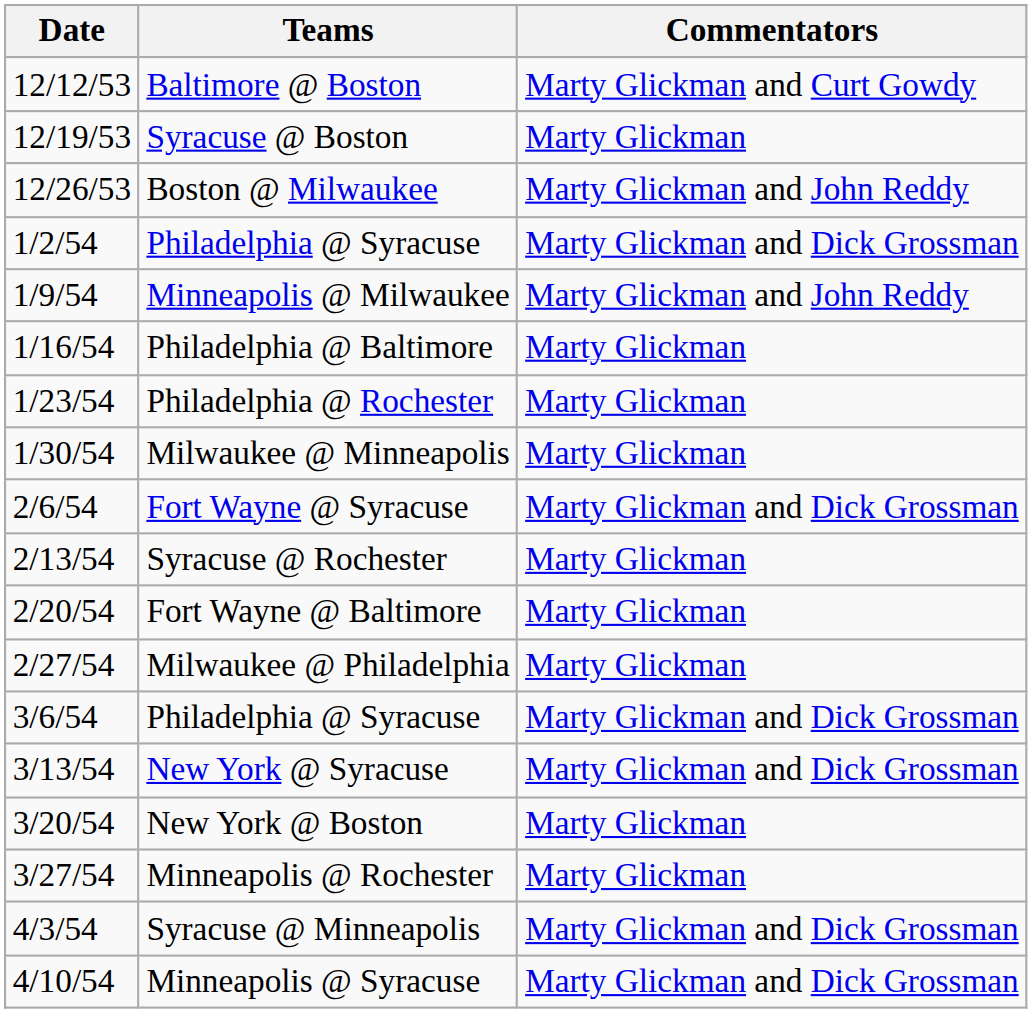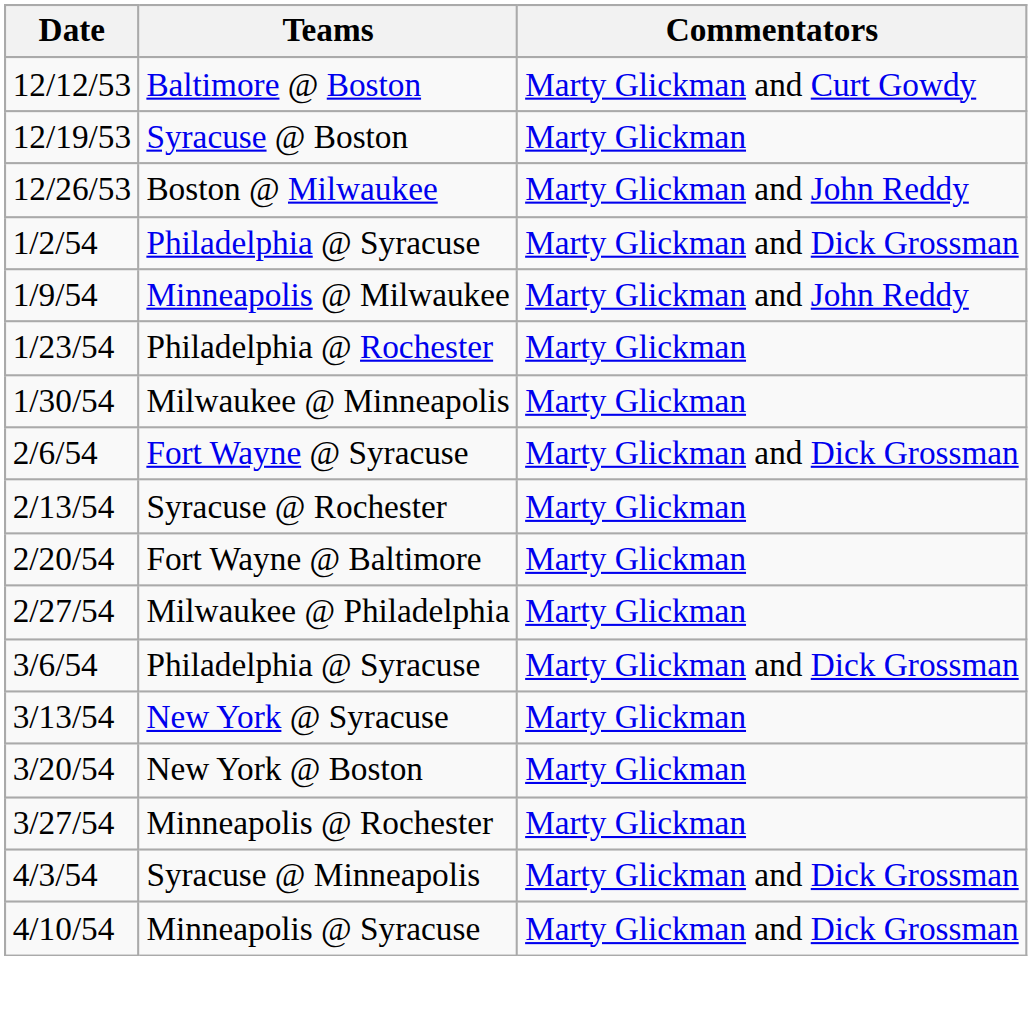- row: (64, 347)
(772, 769) Marty Glickman and Dick Grossman -> (636, 717) Marty Glickman
